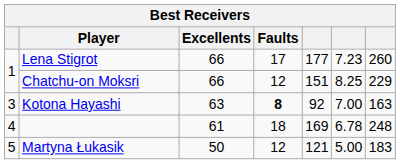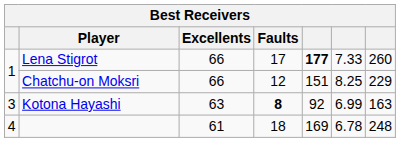(317, 60) normal -> (317, 60) bold
(349, 60) 7.23 -> (349, 60) 7.33
(349, 104) 7.00 -> (349, 104) 6.99
- row: (73, 148)
